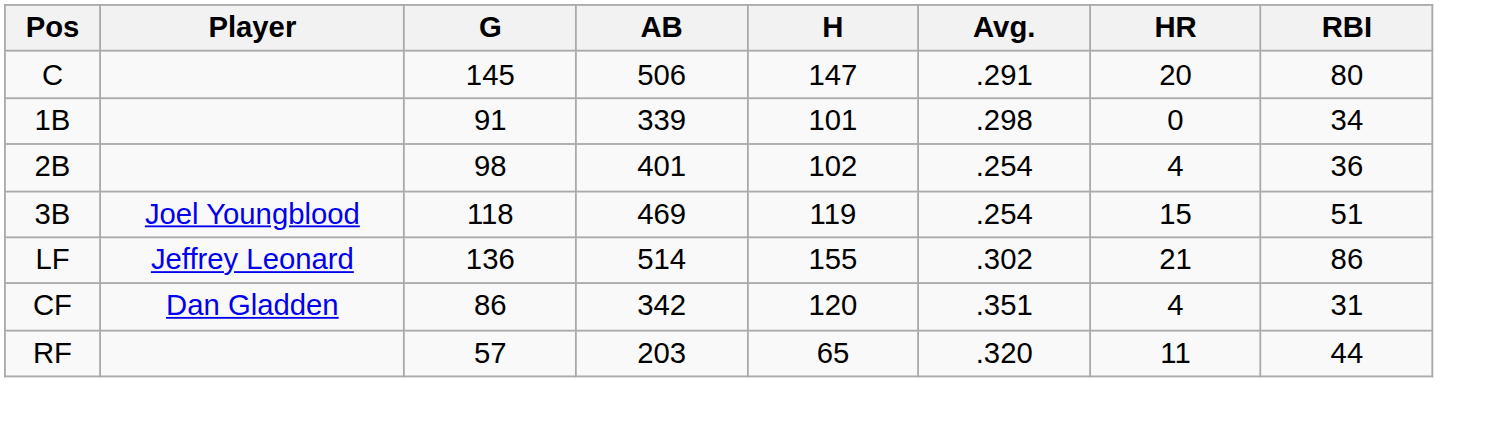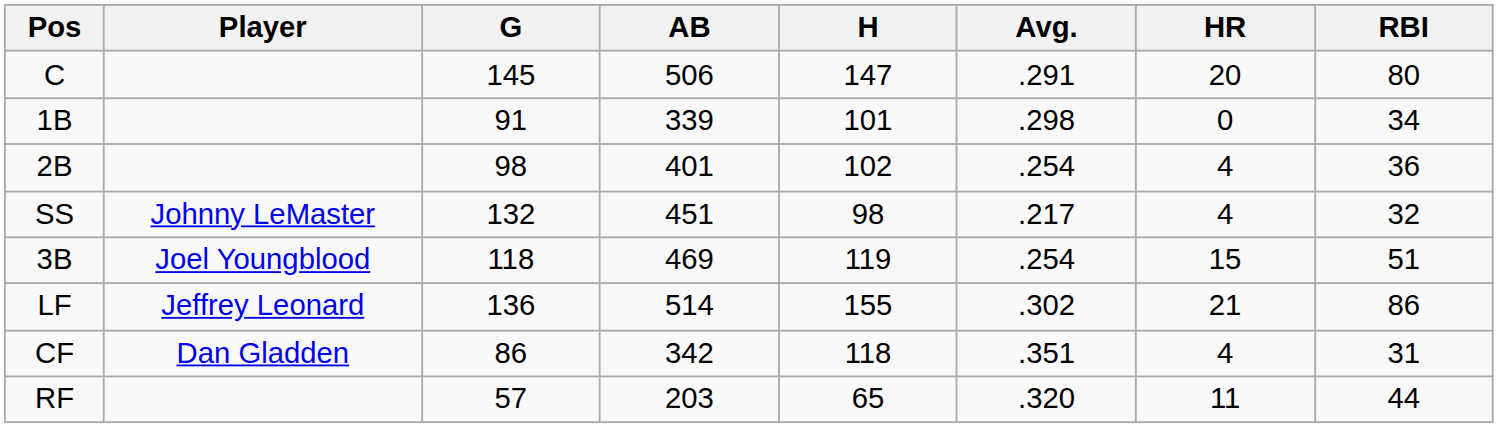+ row: (54, 213)
(833, 306) 120 -> (868, 352) 118
